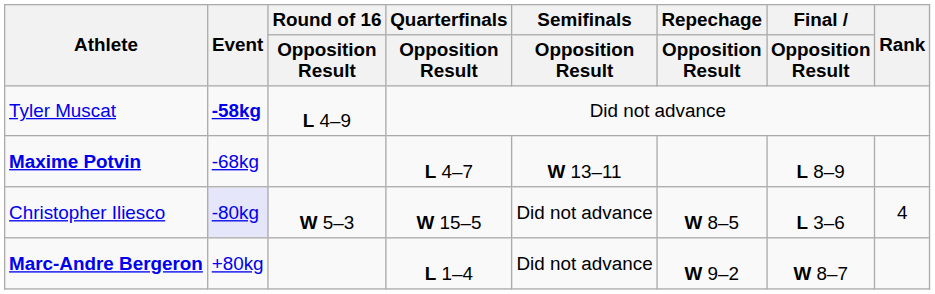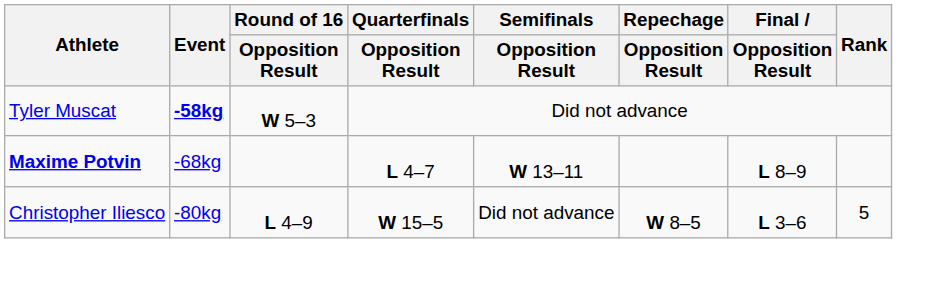(327, 121) L 4–9 -> (289, 121) W 5–3
(235, 213) lavender background -> (198, 213) no background
(327, 223) W 5–3 -> (289, 223) L 4–9
(902, 213) 4 -> (864, 213) 5
- row: (106, 263)
